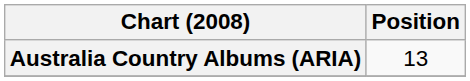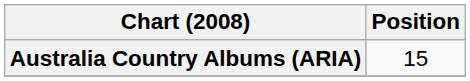(416, 57) 13 -> (416, 57) 15
